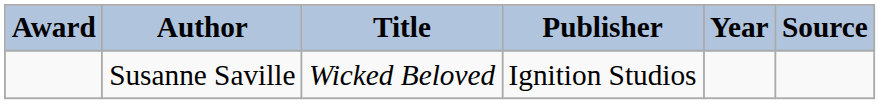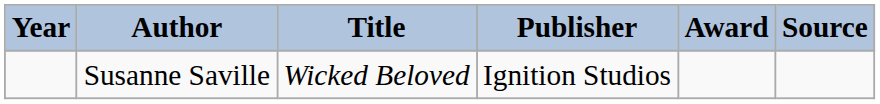columns swapped: (739, 27) <-> (54, 27)
